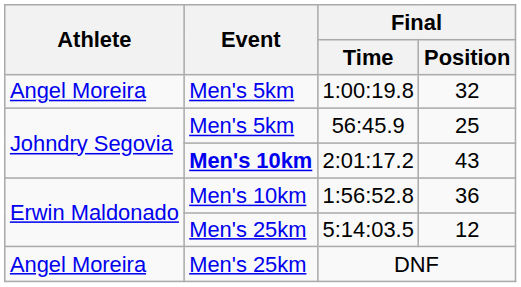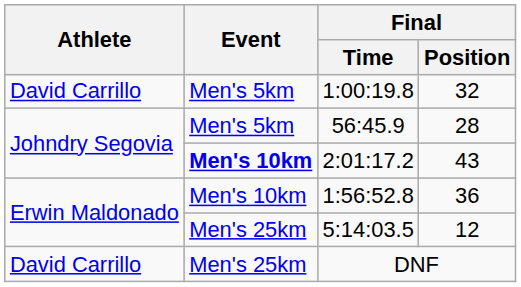(78, 92) Angel Moreira -> (76, 92) David Carrillo
(467, 126) 25 -> (467, 126) 28
(78, 265) Angel Moreira -> (76, 265) David Carrillo
